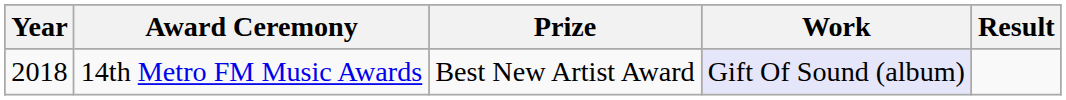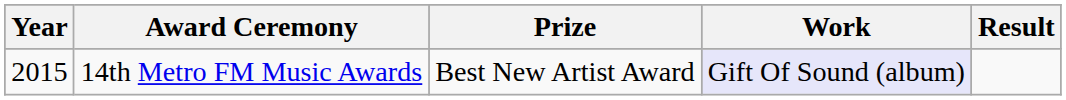(40, 71) 2018 -> (40, 71) 2015
